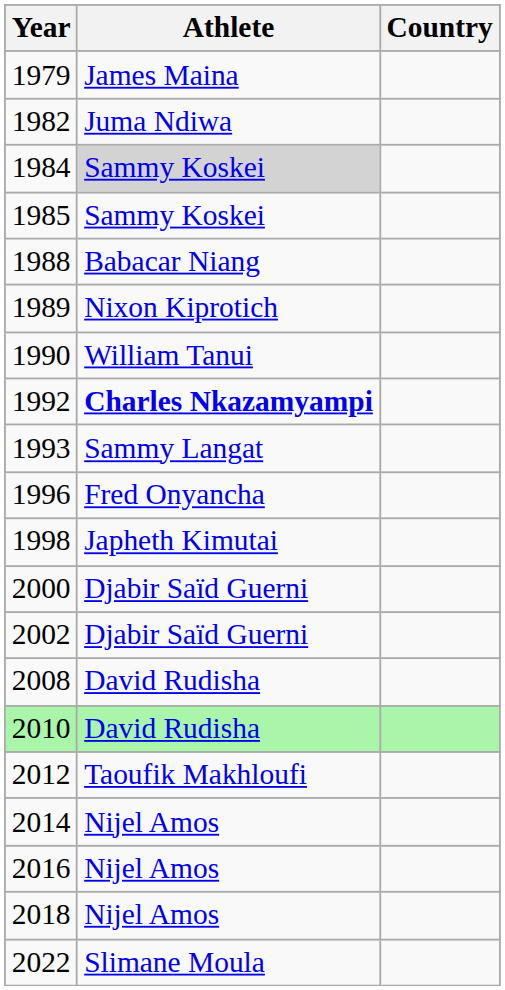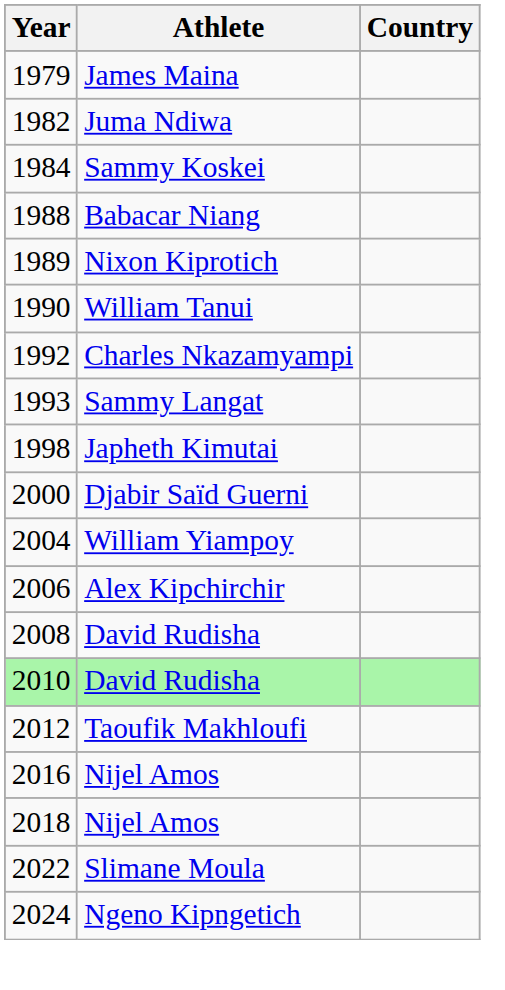(175, 167) lightgrey background -> (175, 167) no background
- row: (41, 214)
(228, 401) bold -> (219, 354) normal
- row: (41, 494)
- row: (41, 634)
+ row: (41, 541)
+ row: (41, 588)
- row: (41, 821)
+ row: (41, 914)
